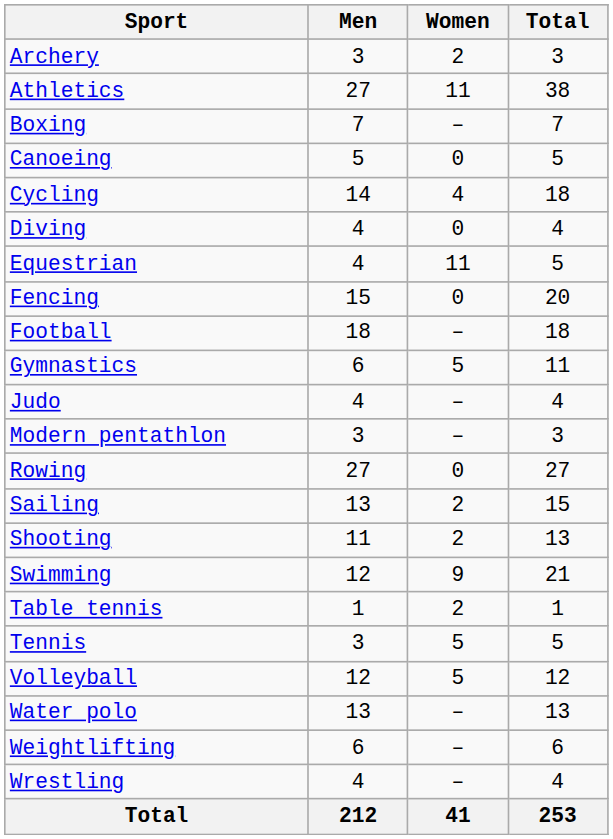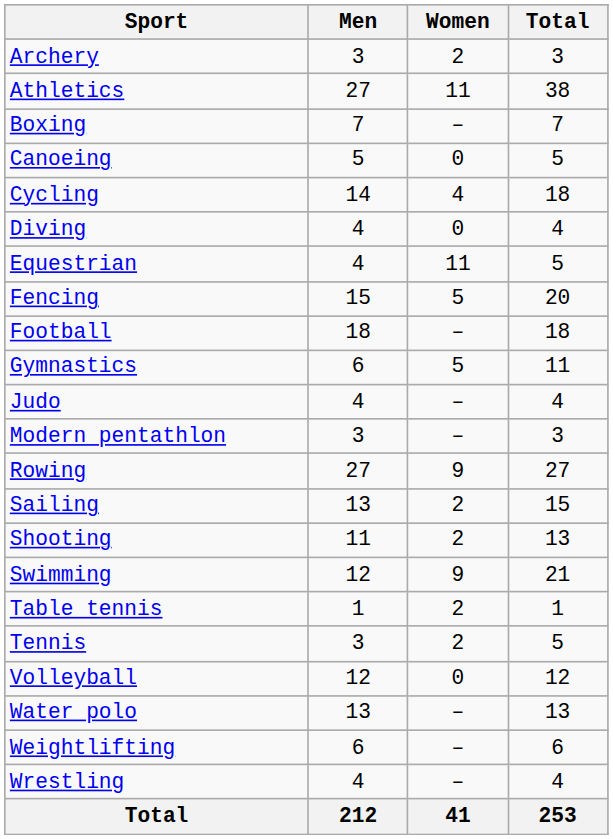(458, 298) 0 -> (458, 298) 5
(458, 471) 0 -> (458, 471) 9
(458, 644) 5 -> (458, 644) 2
(458, 678) 5 -> (458, 678) 0
